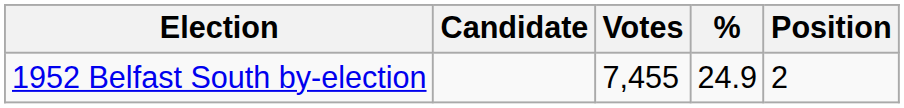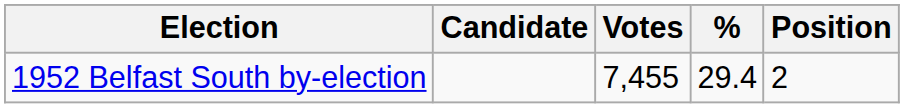(727, 77) 24.9 -> (727, 77) 29.4
